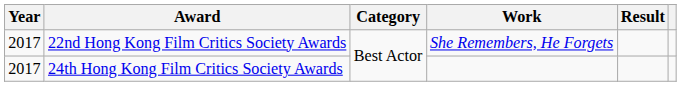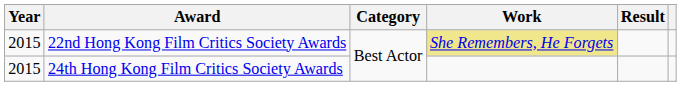(24, 42) 2017 -> (24, 42) 2015
(522, 42) no background -> (522, 42) khaki background
(24, 68) 2017 -> (24, 68) 2015
